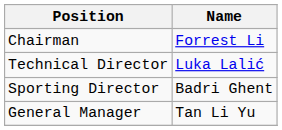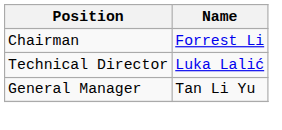- row: (84, 89)
